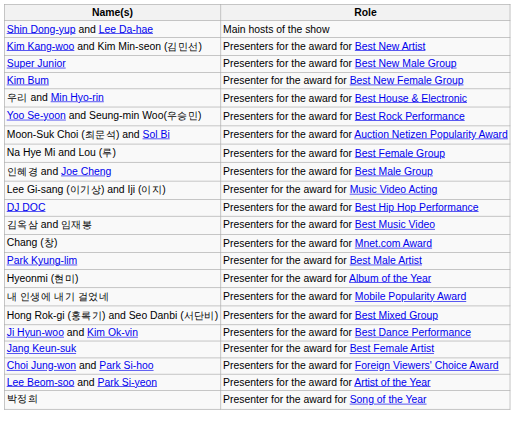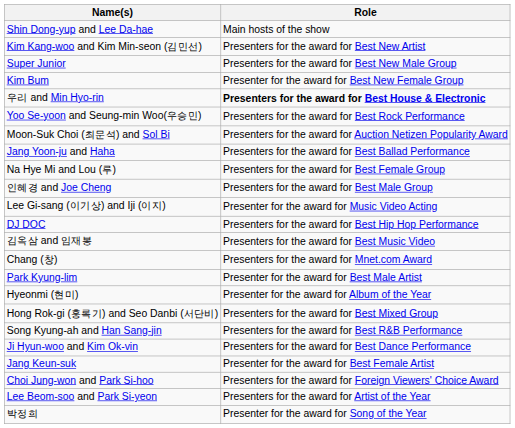(345, 98) normal -> (354, 98) bold
+ row: (61, 152)
- row: (58, 296)
+ row: (84, 331)
